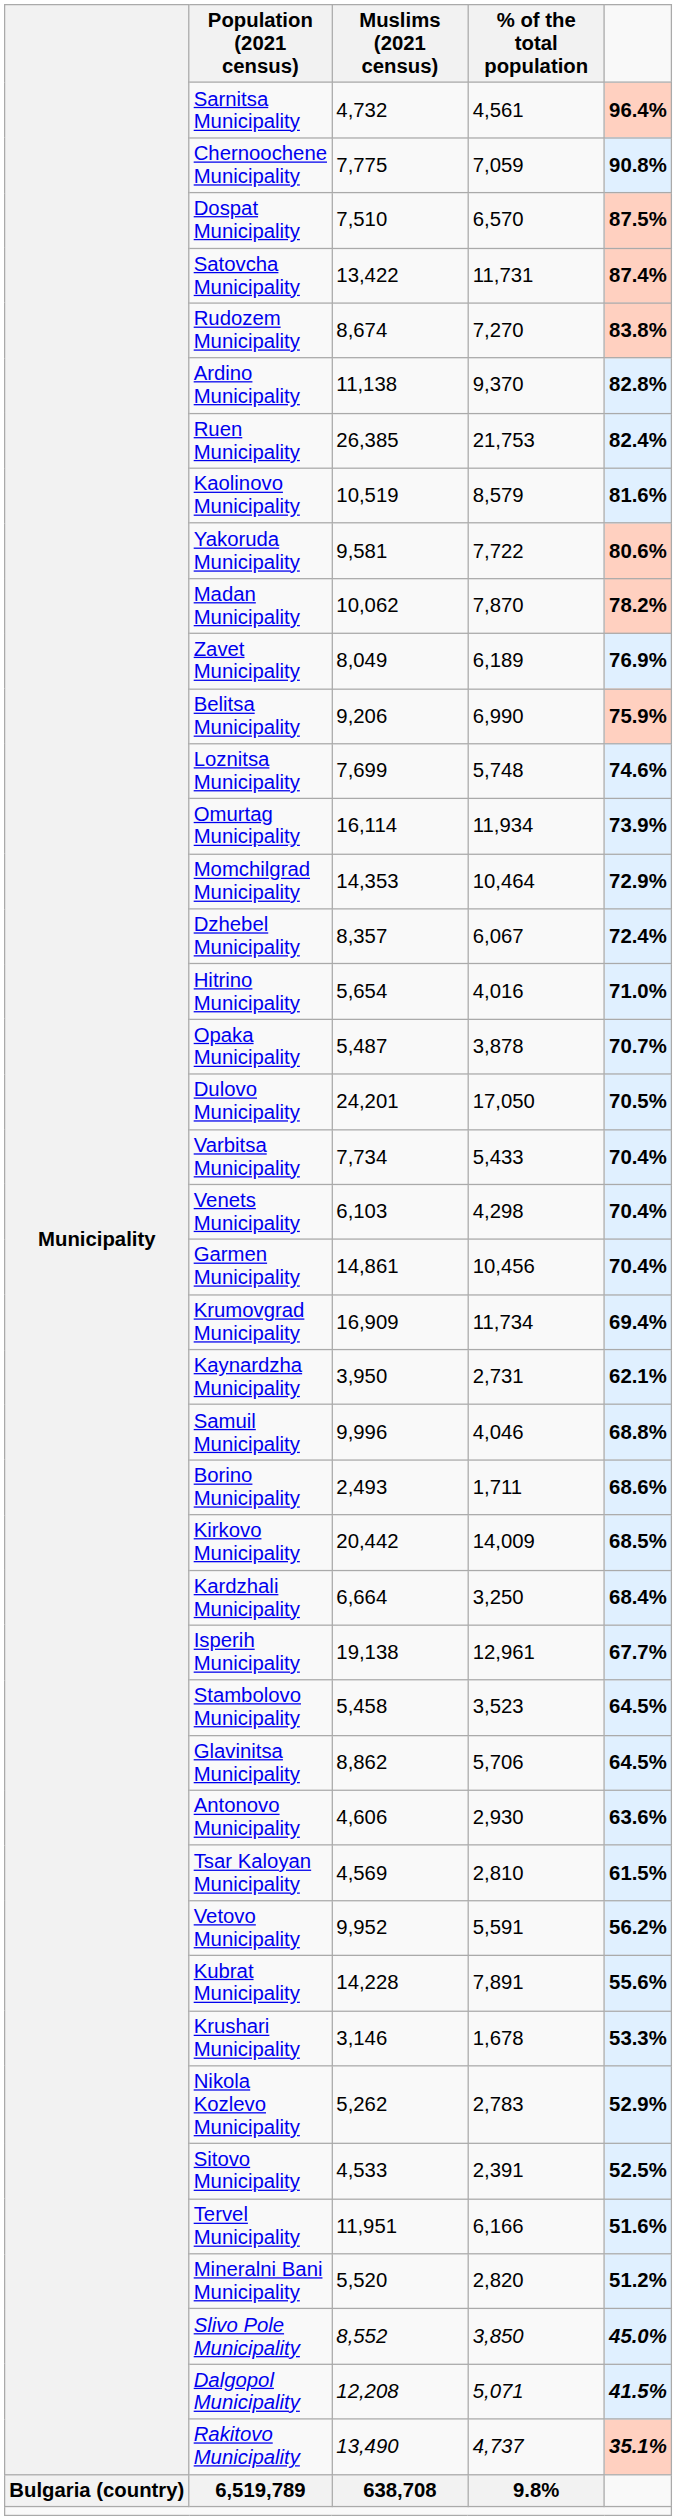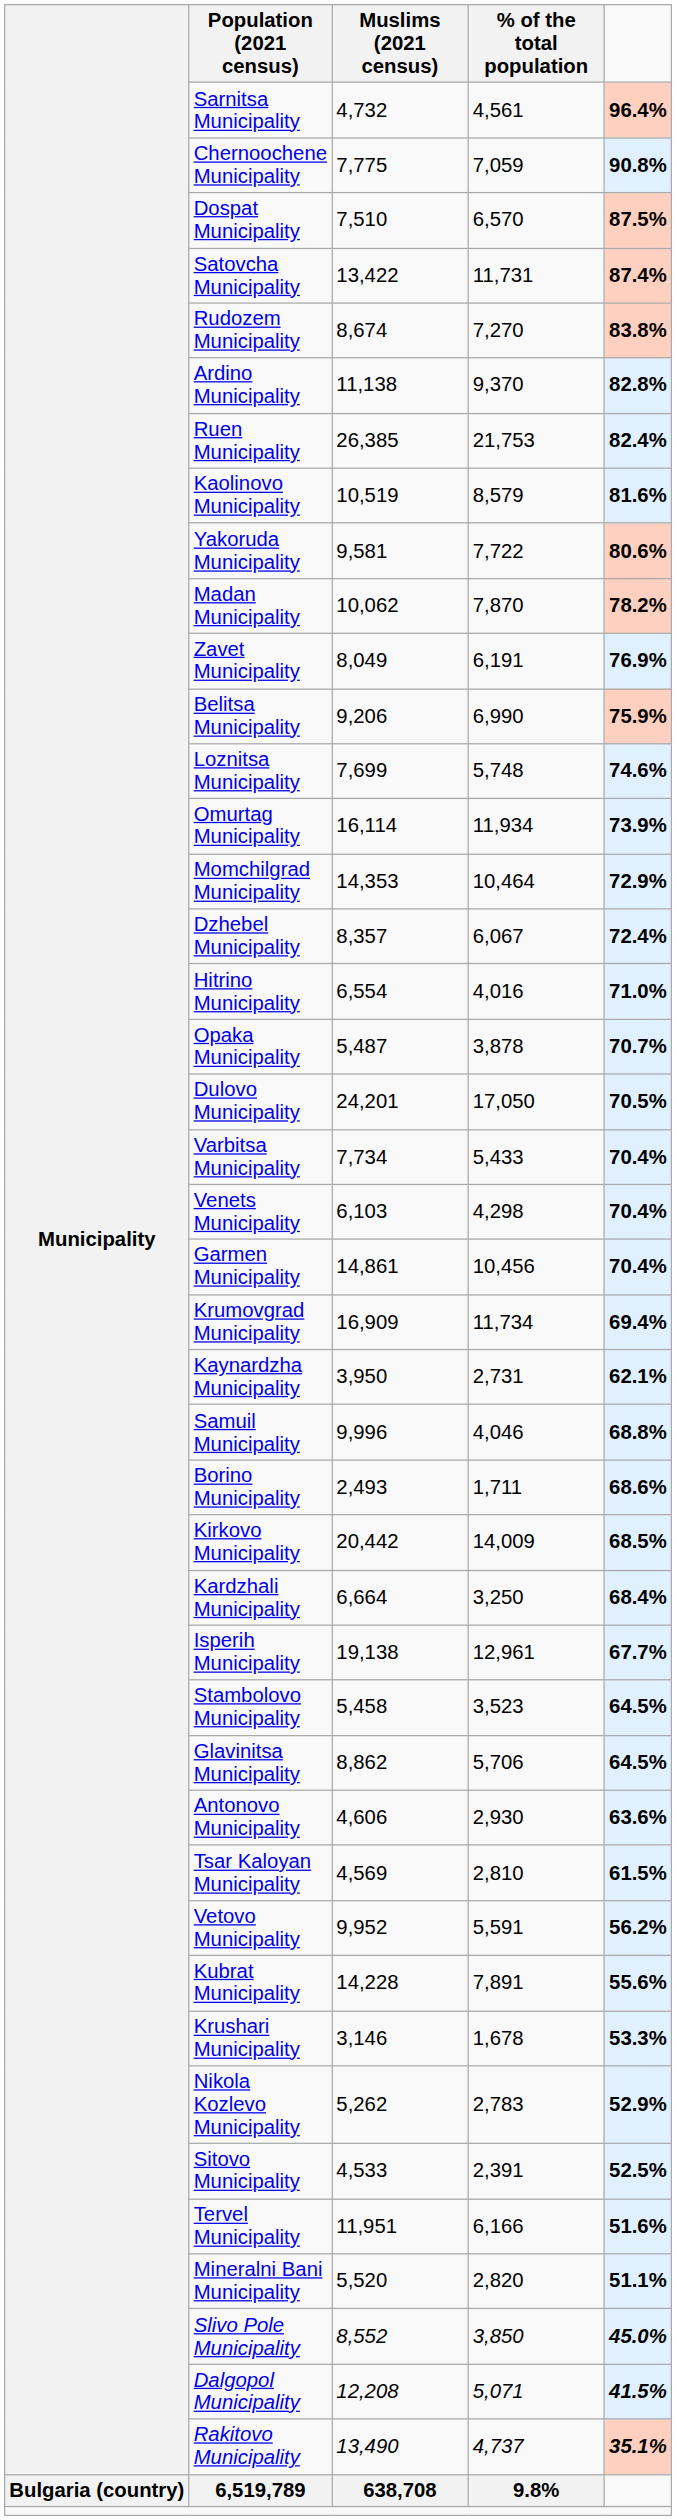(498, 660) 6,189 -> (498, 660) 6,191
(362, 991) 5,654 -> (362, 991) 6,554
(638, 2281) 51.2% -> (638, 2281) 51.1%
